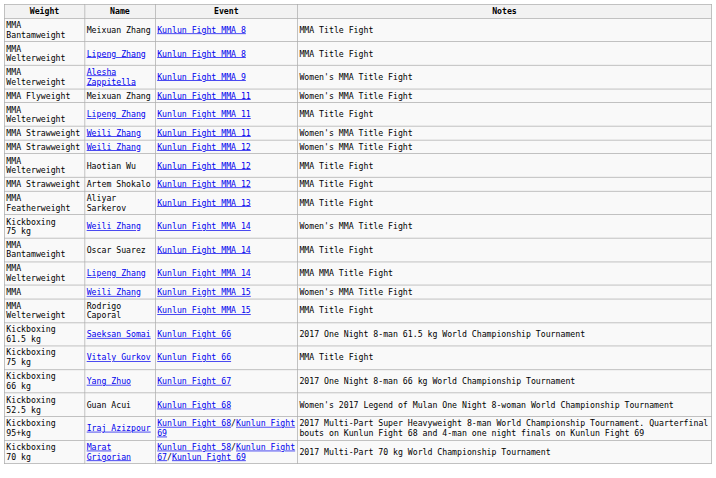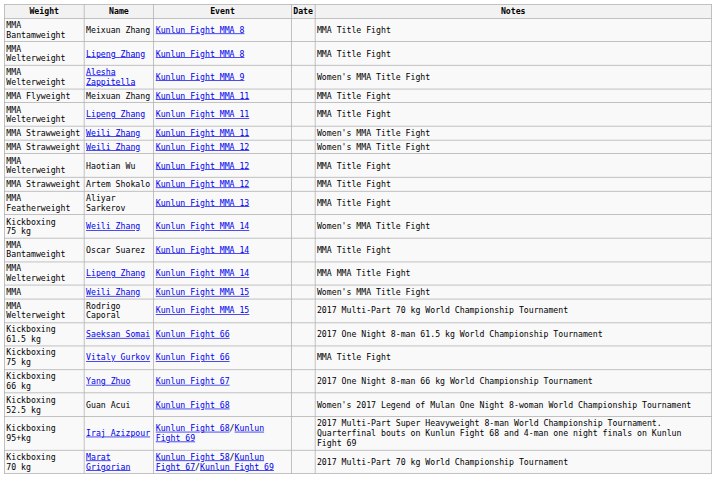+ column: (303, 11)
(356, 95) Women's MMA Title Fight -> (354, 95) MMA Title Fight
(336, 310) MMA Title Fight -> (443, 310) 2017 Multi-Part 70 kg World Championship Tournament
